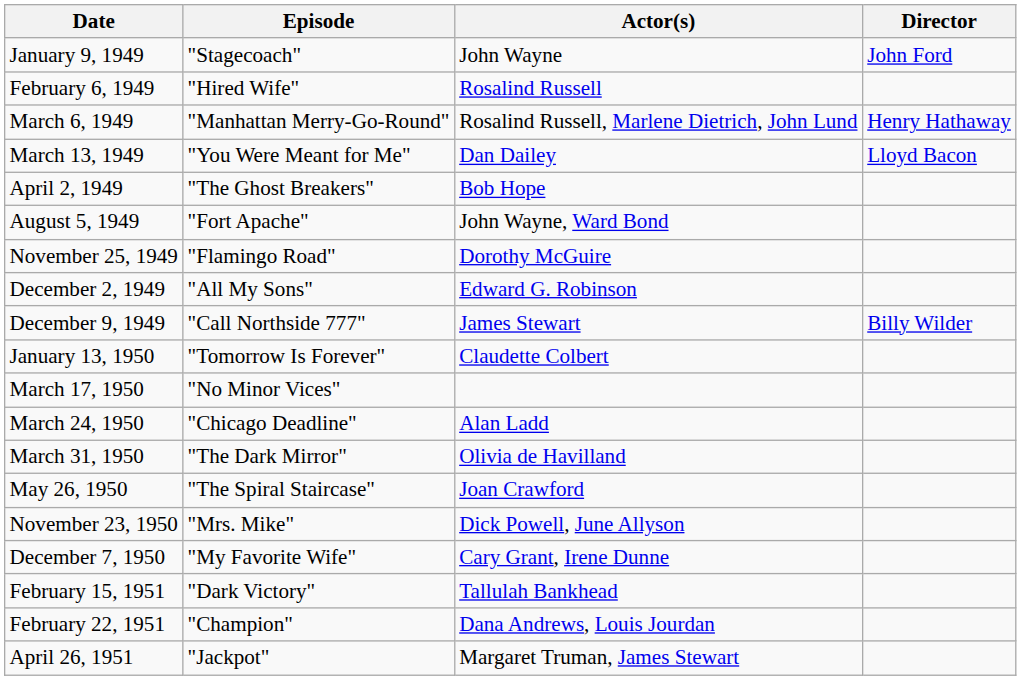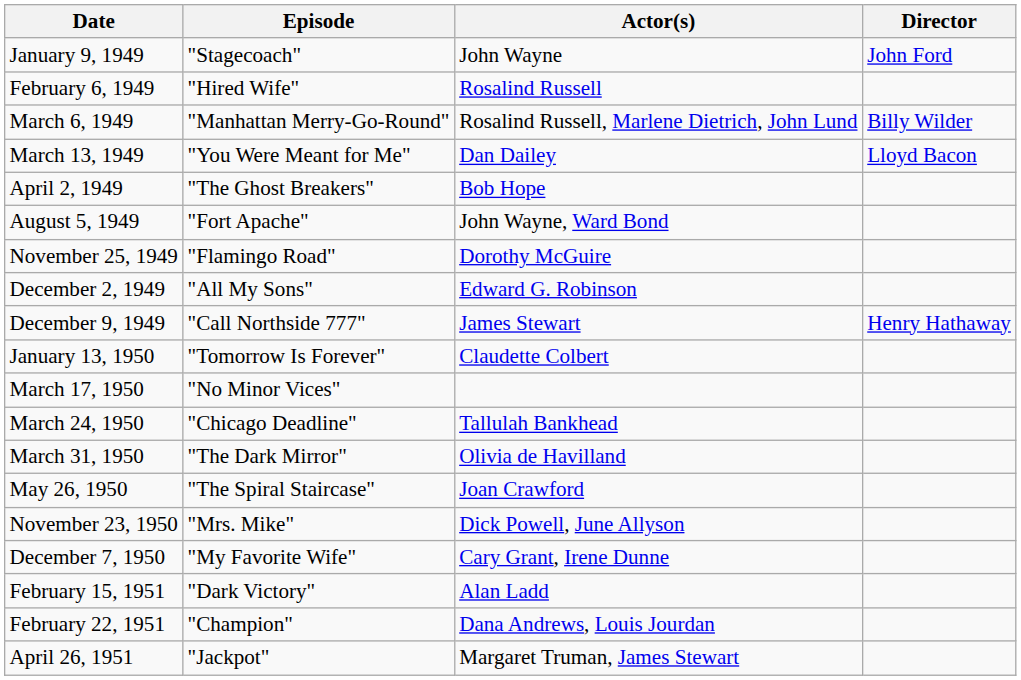(939, 121) Henry Hathaway -> (920, 121) Billy Wilder
(920, 322) Billy Wilder -> (939, 322) Henry Hathaway
(504, 423) Alan Ladd -> (538, 423) Tallulah Bankhead
(538, 590) Tallulah Bankhead -> (504, 590) Alan Ladd
